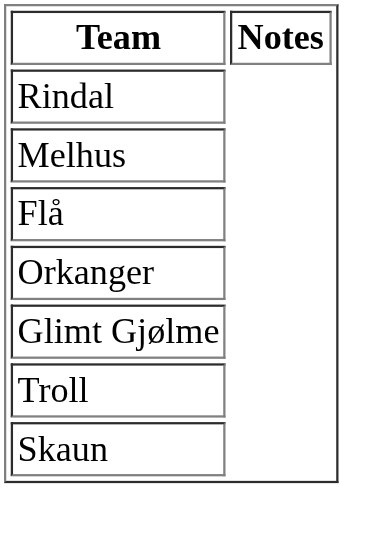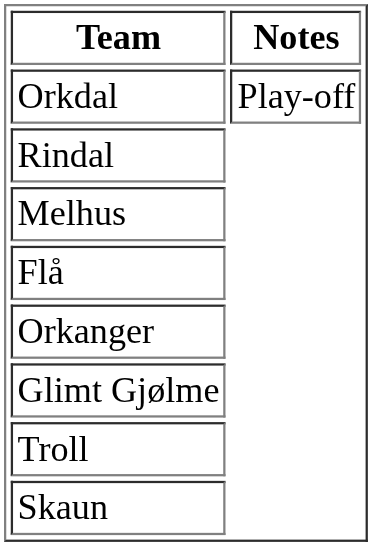+ row: (68, 96)
